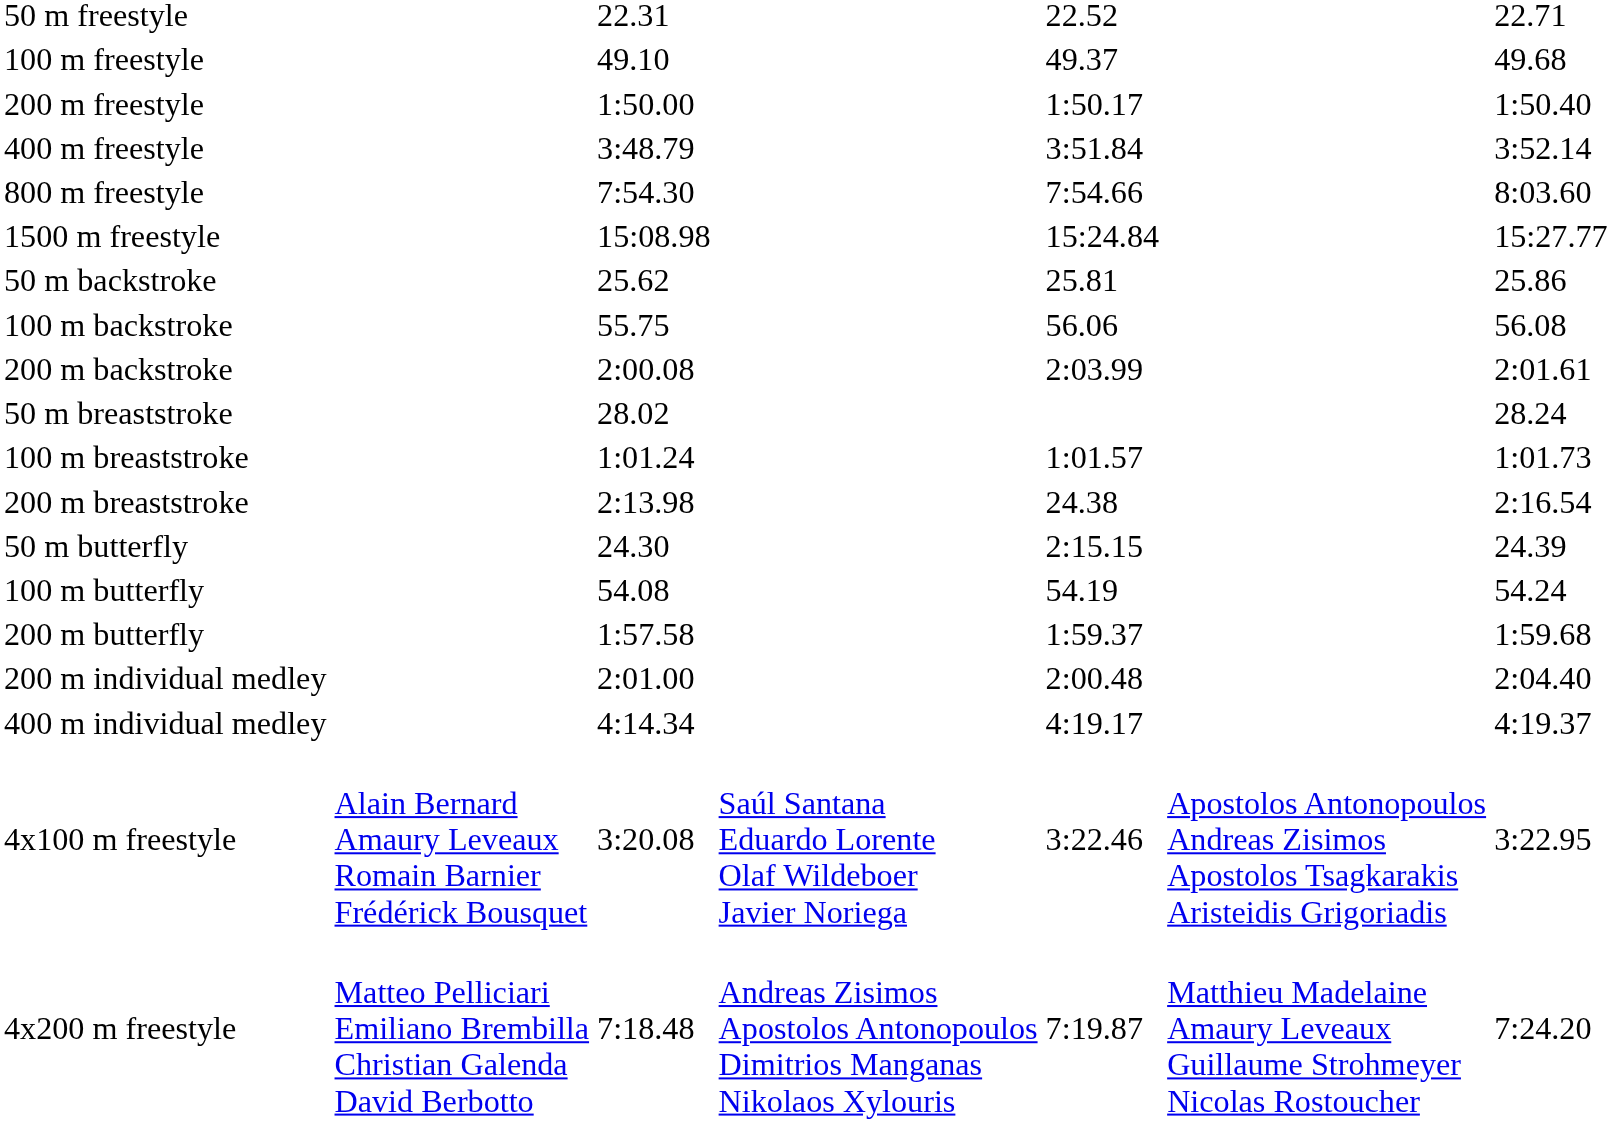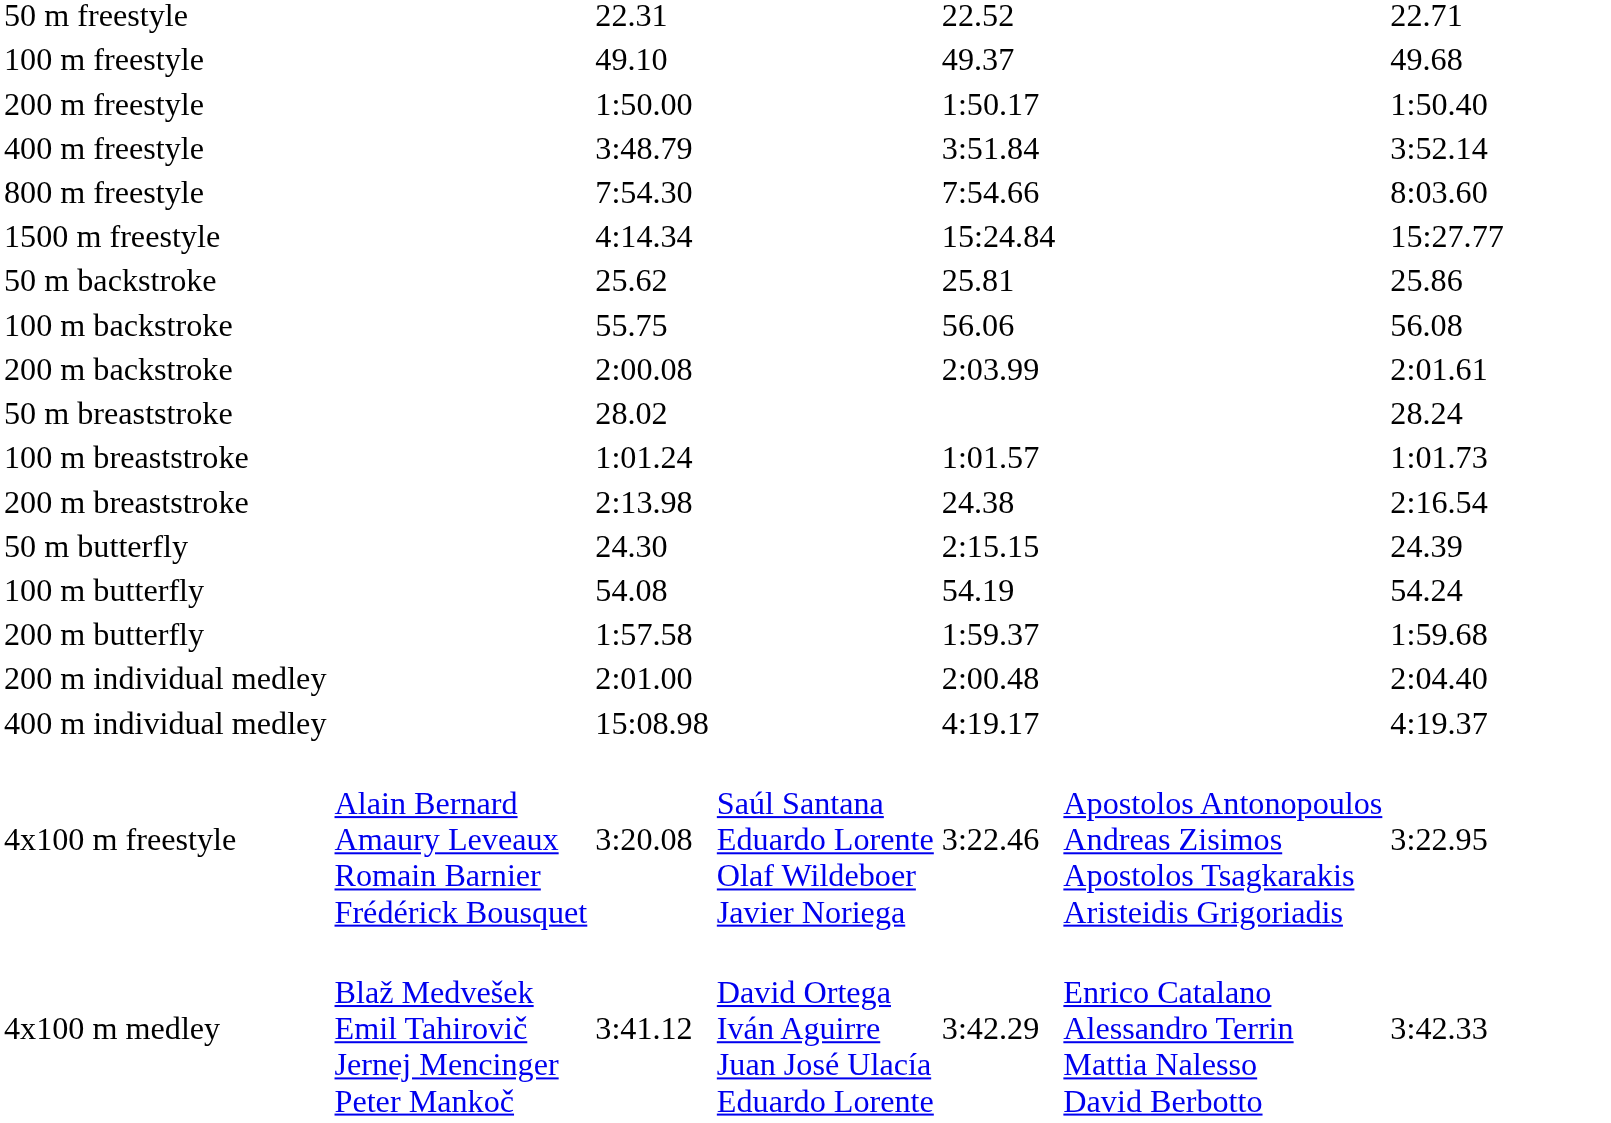(654, 236) 15:08.98 -> (644, 236) 4:14.34
(646, 723) 4:14.34 -> (652, 723) 15:08.98
- row: (120, 1028)
+ row: (112, 1028)
